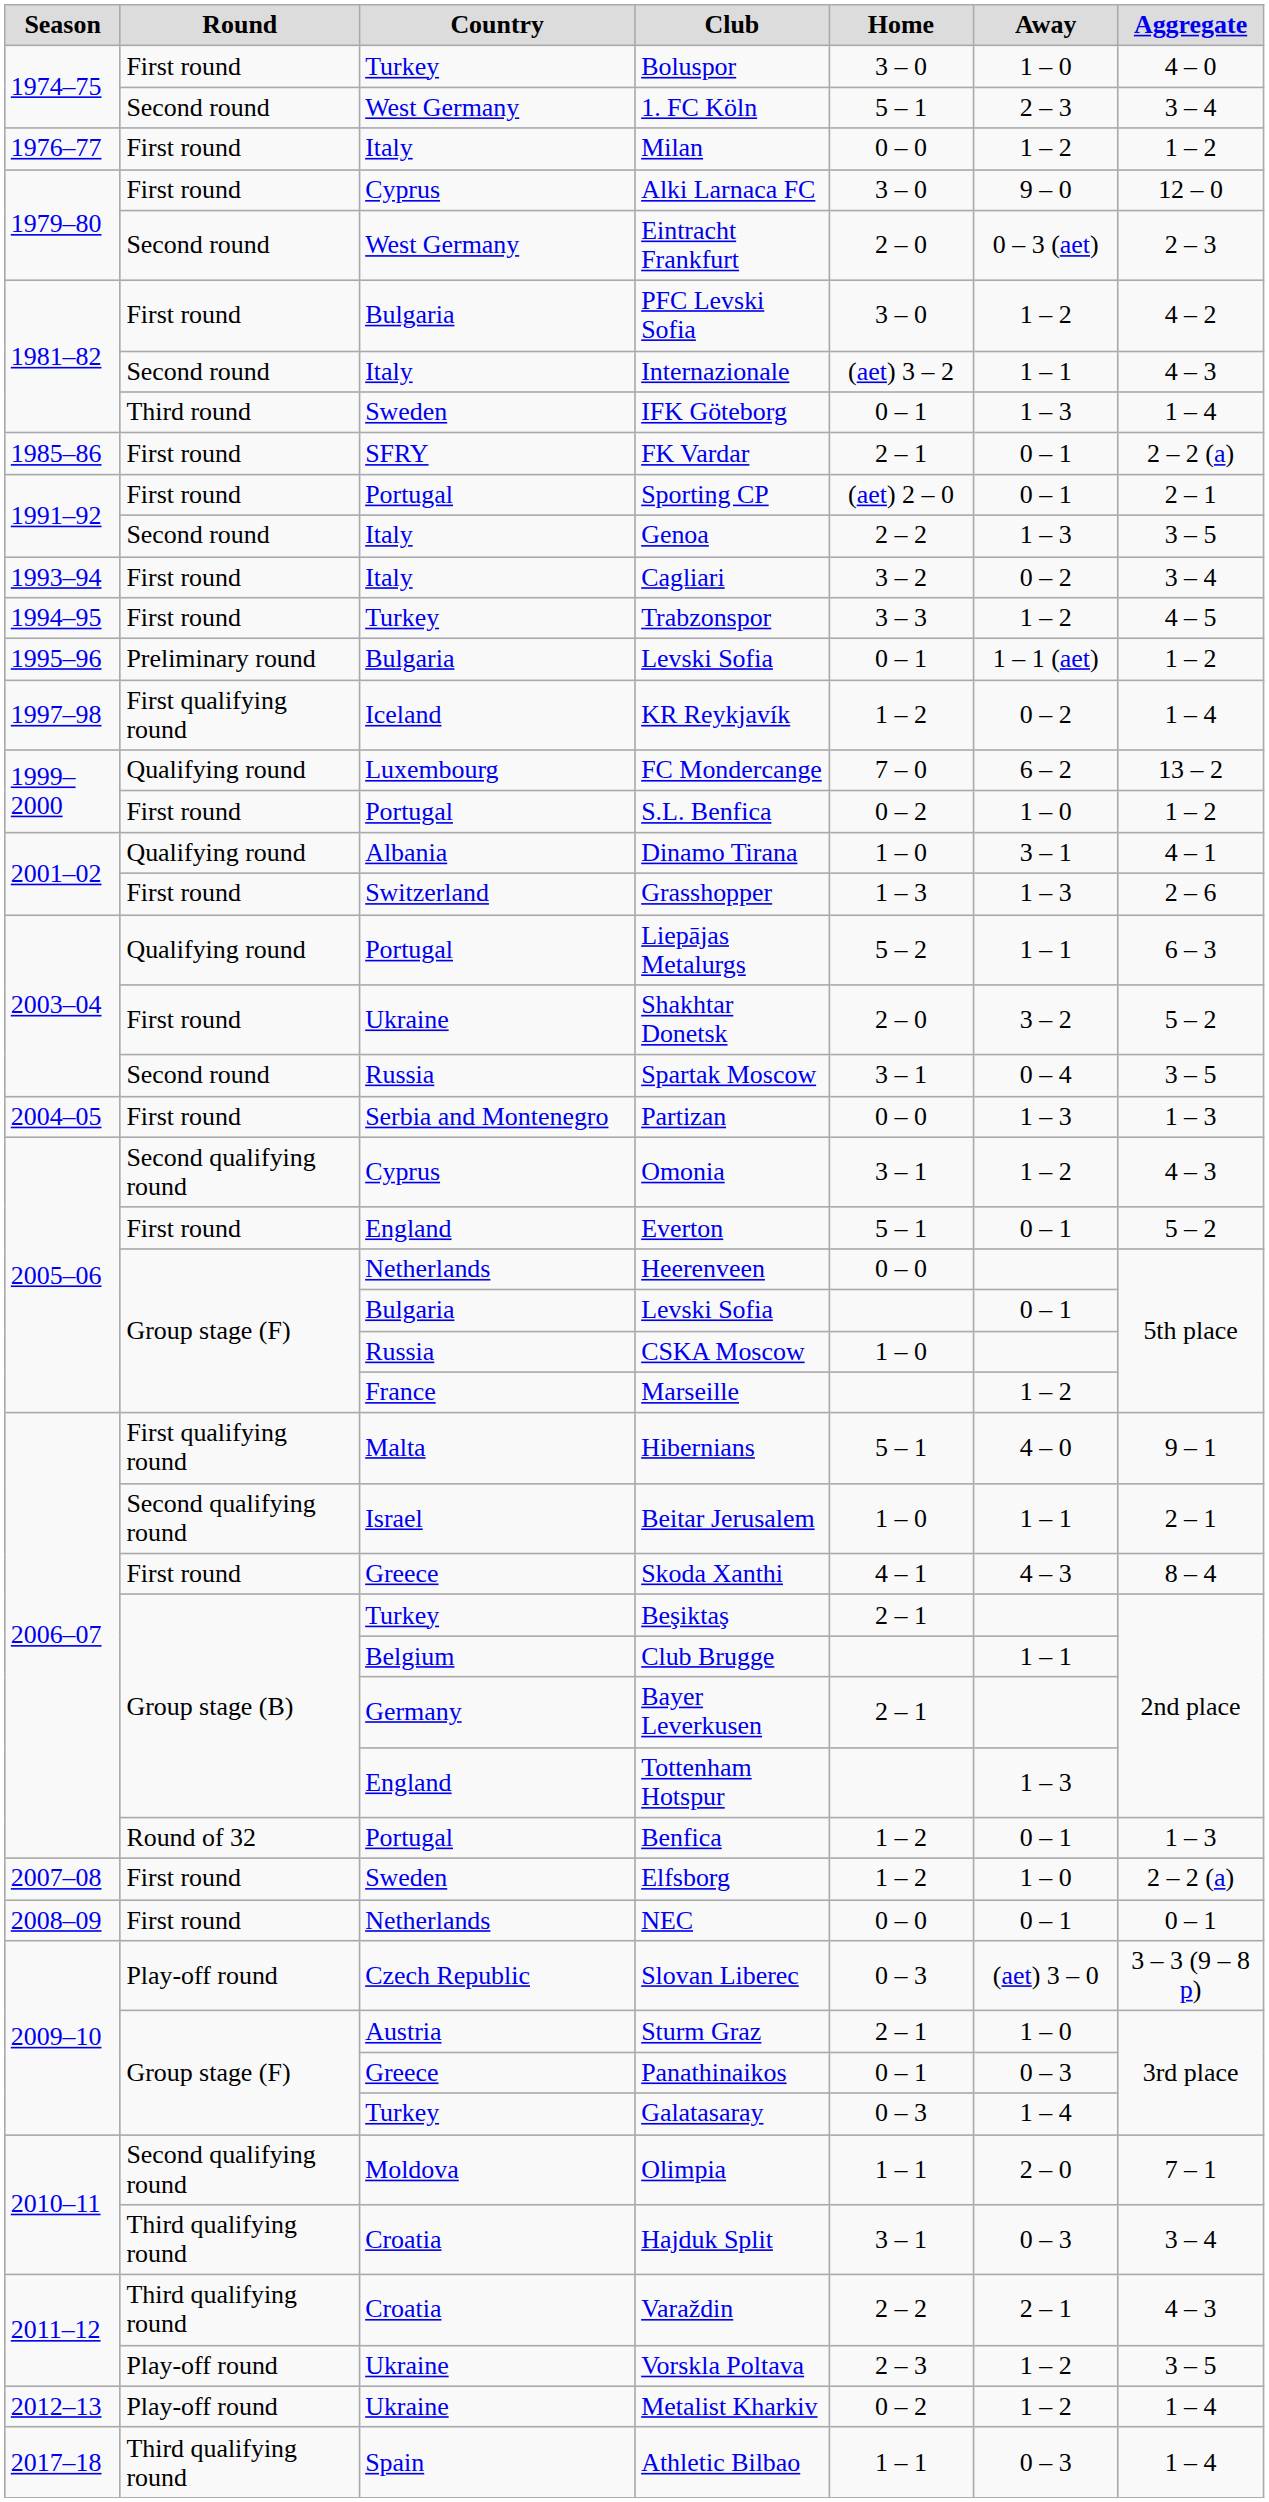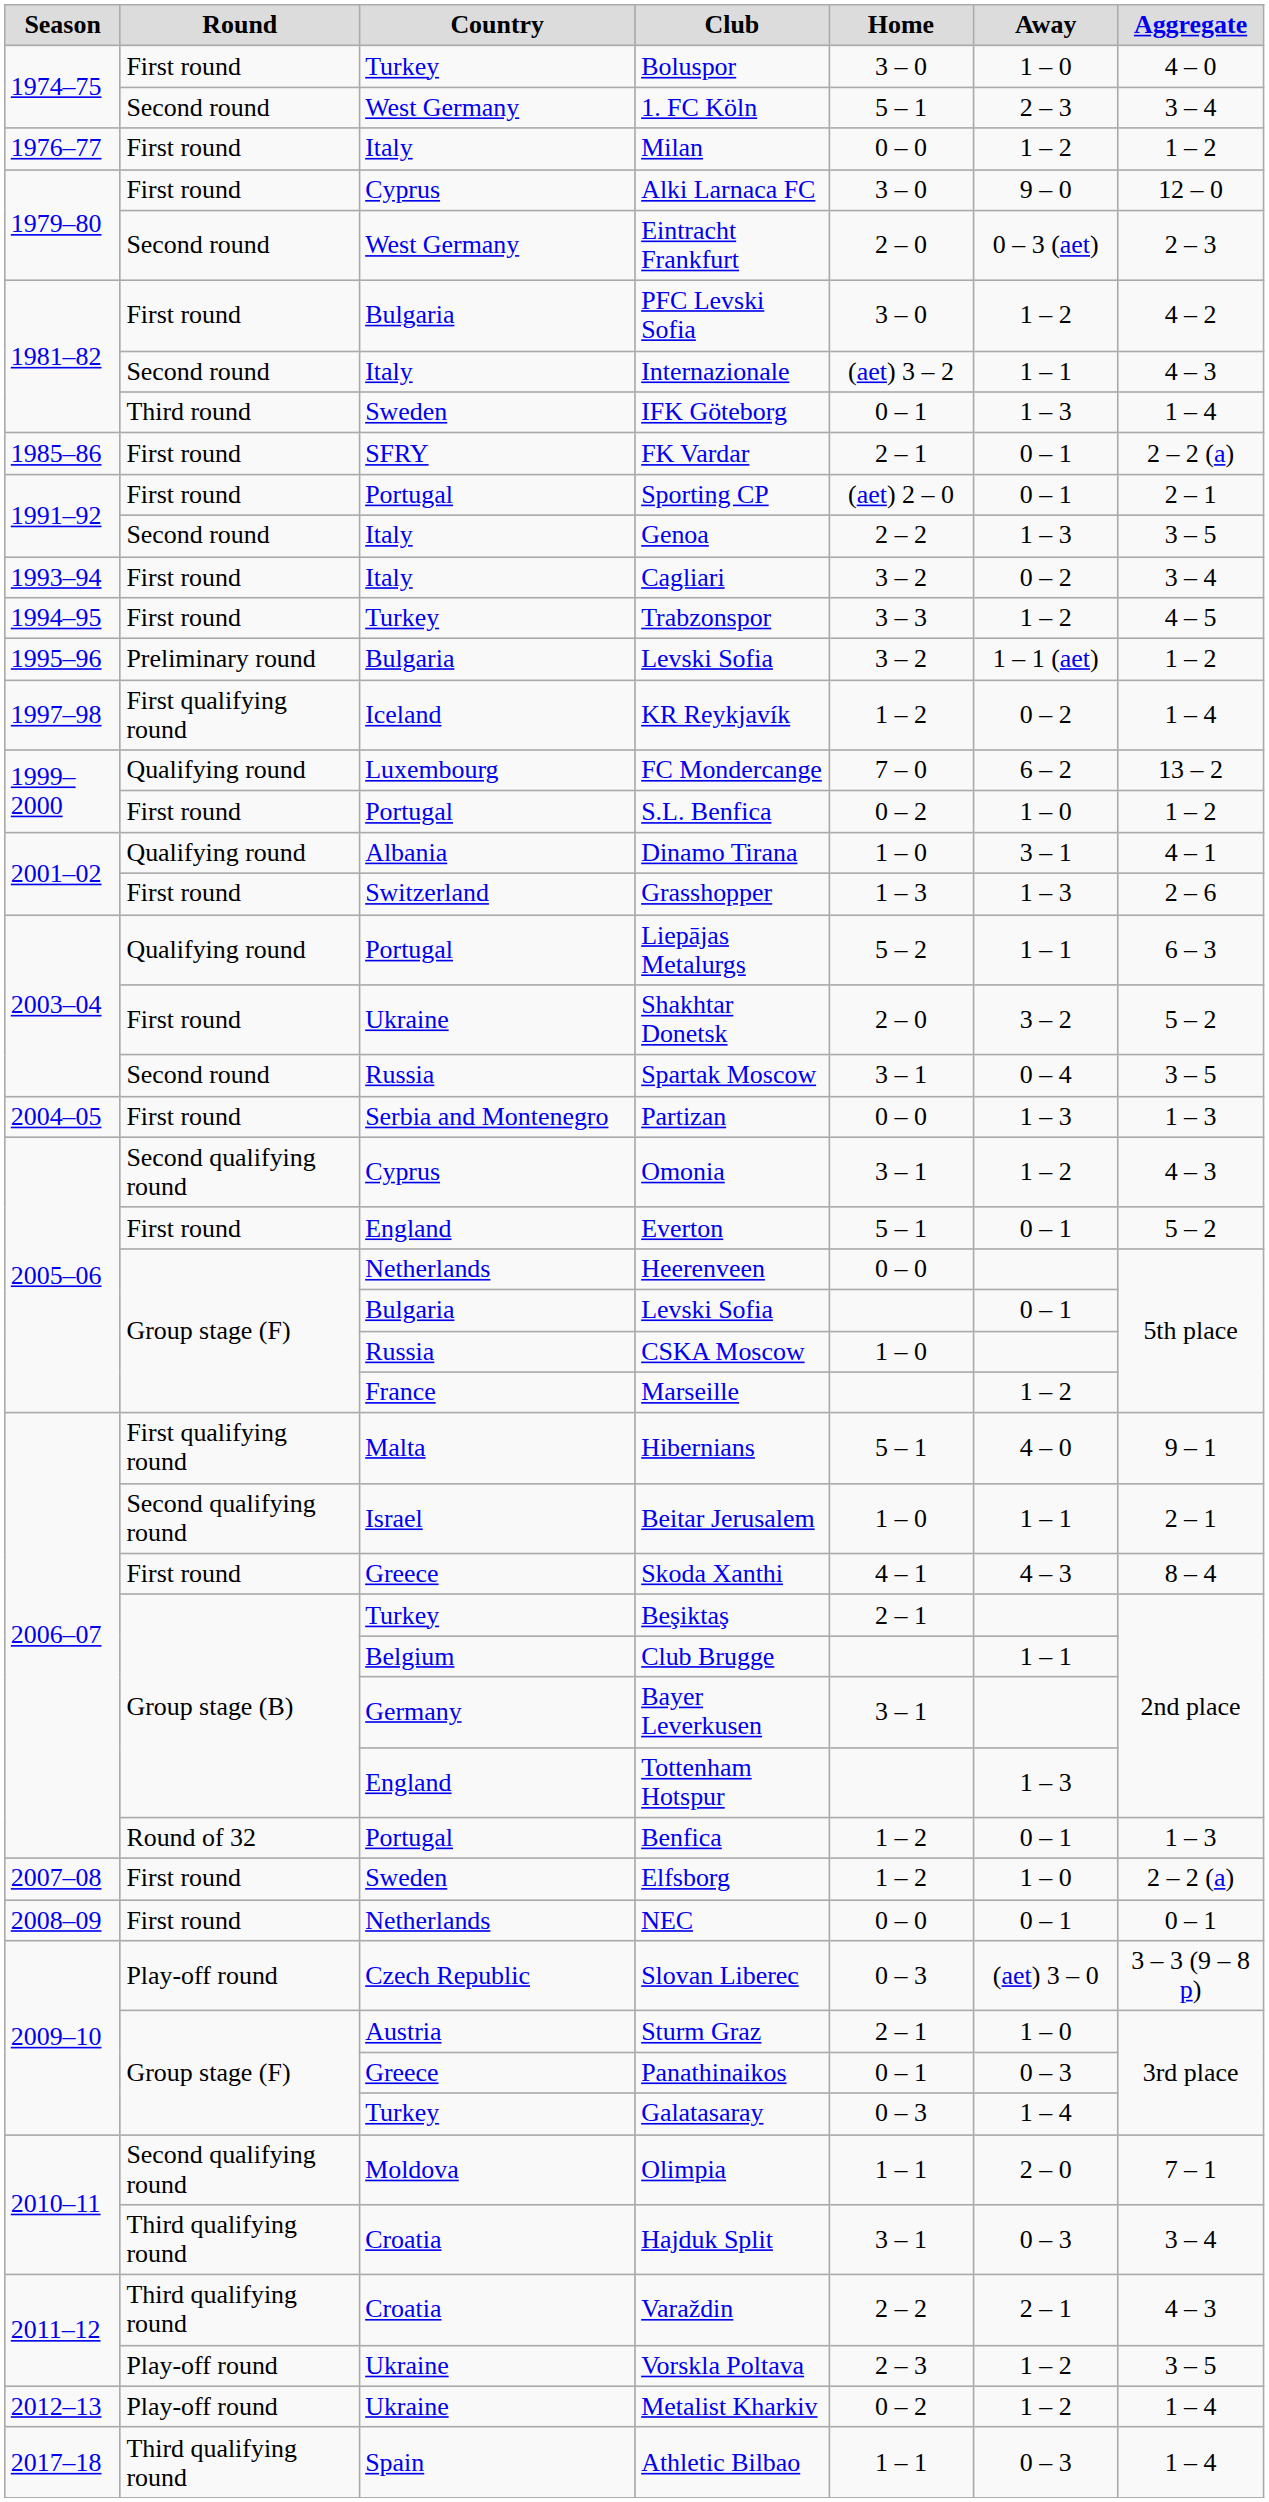(901, 658) 0 – 1 -> (901, 658) 3 – 2
(901, 1711) 2 – 1 -> (901, 1711) 3 – 1
